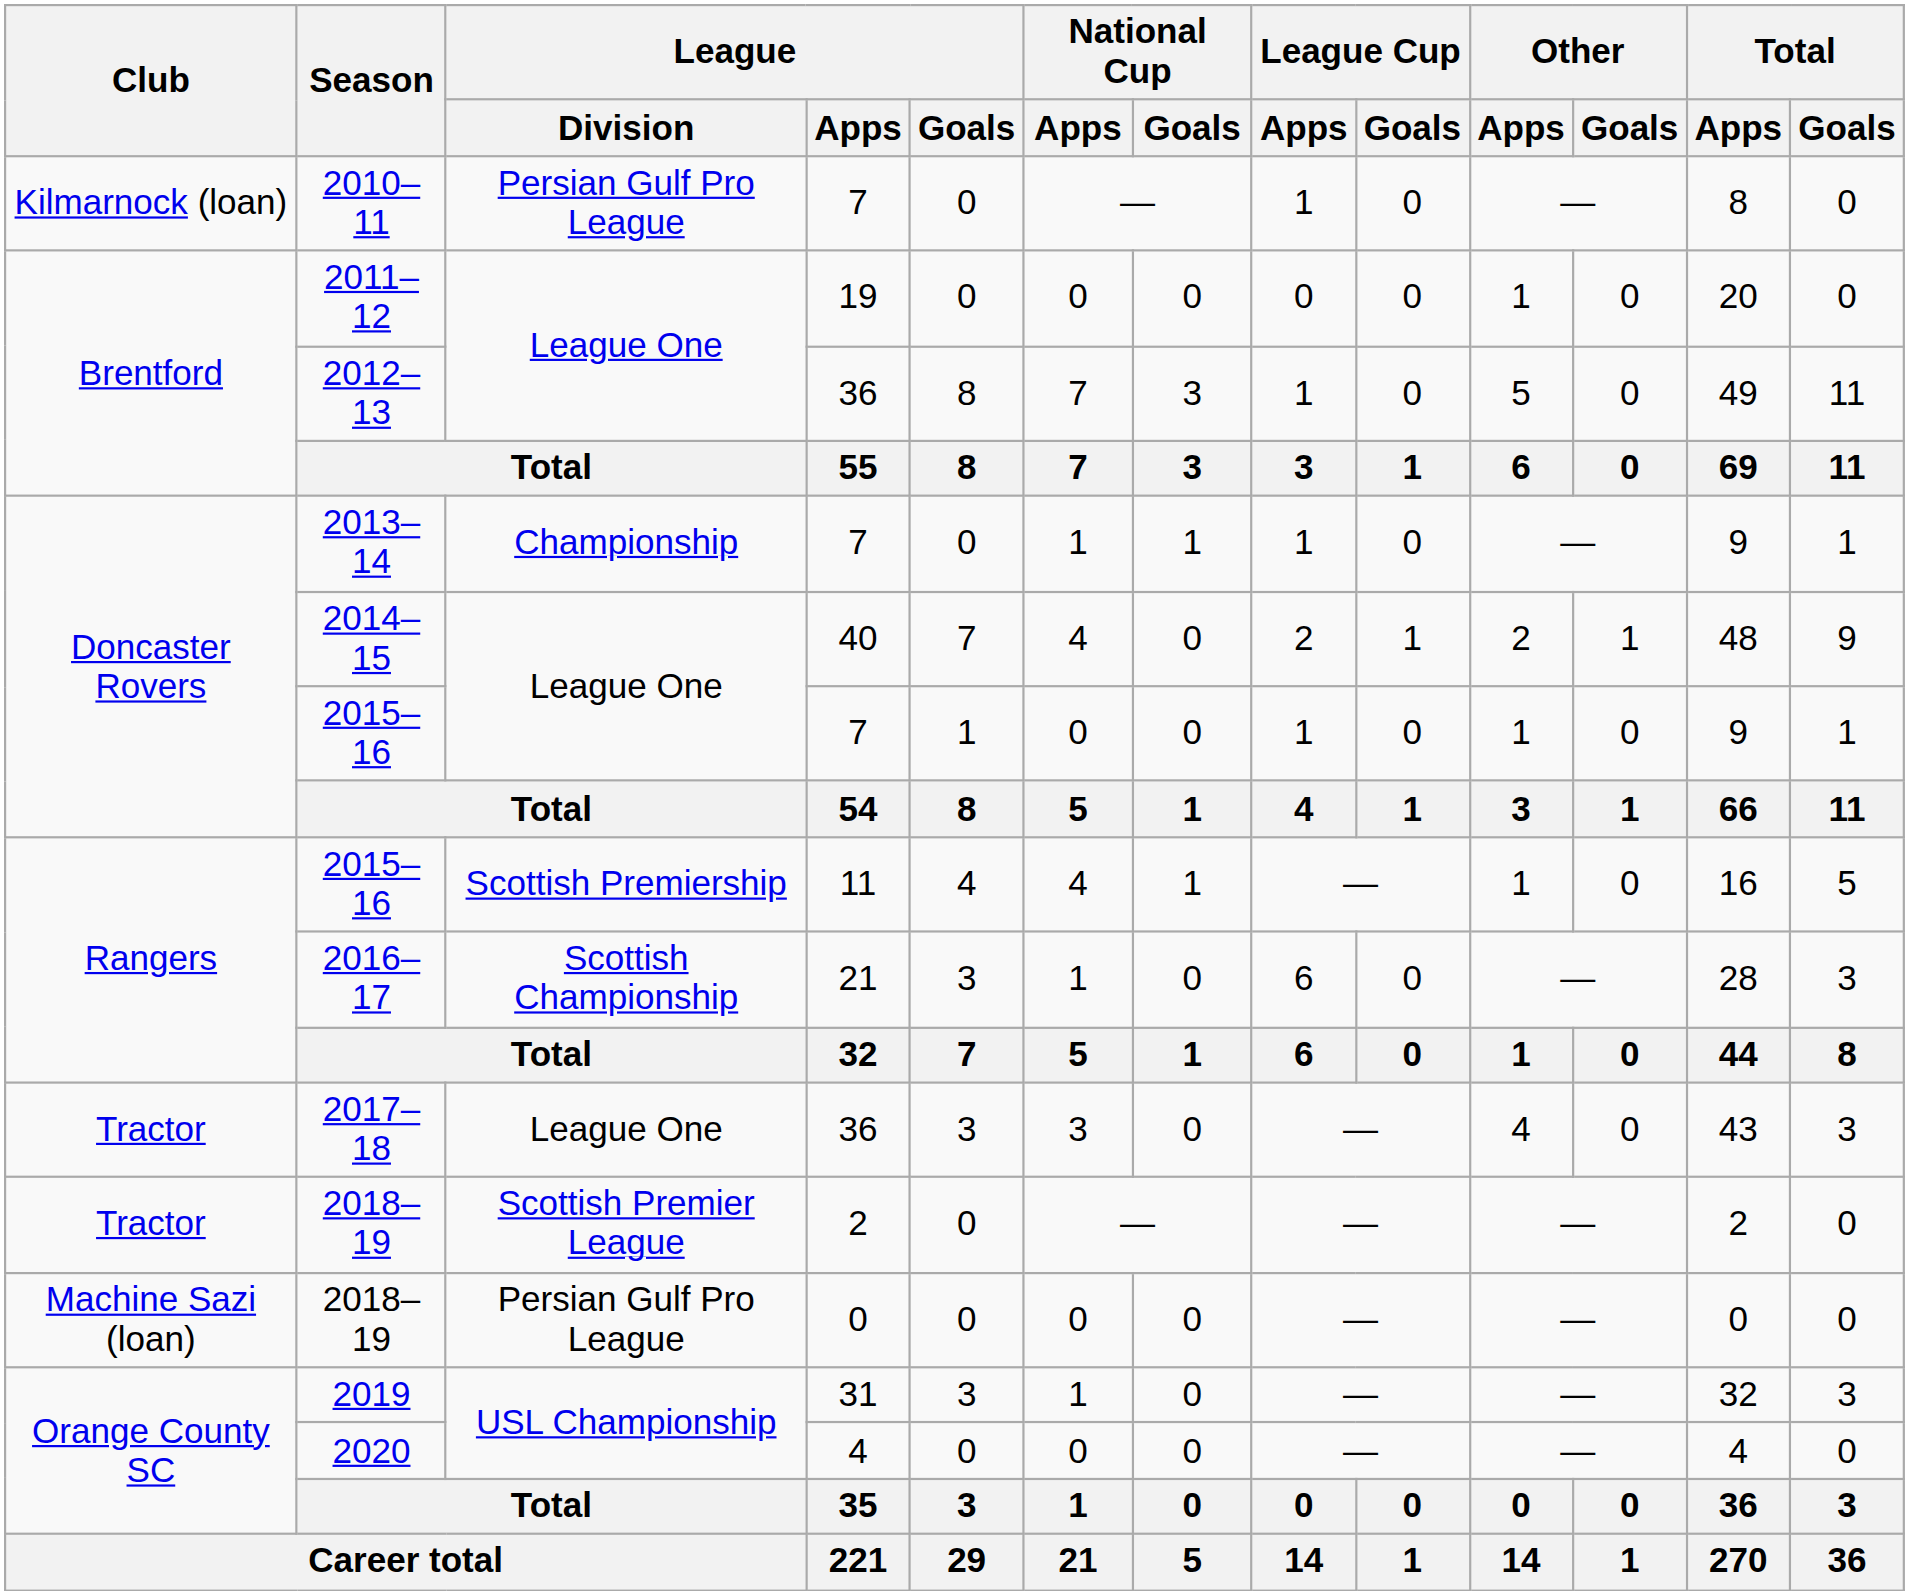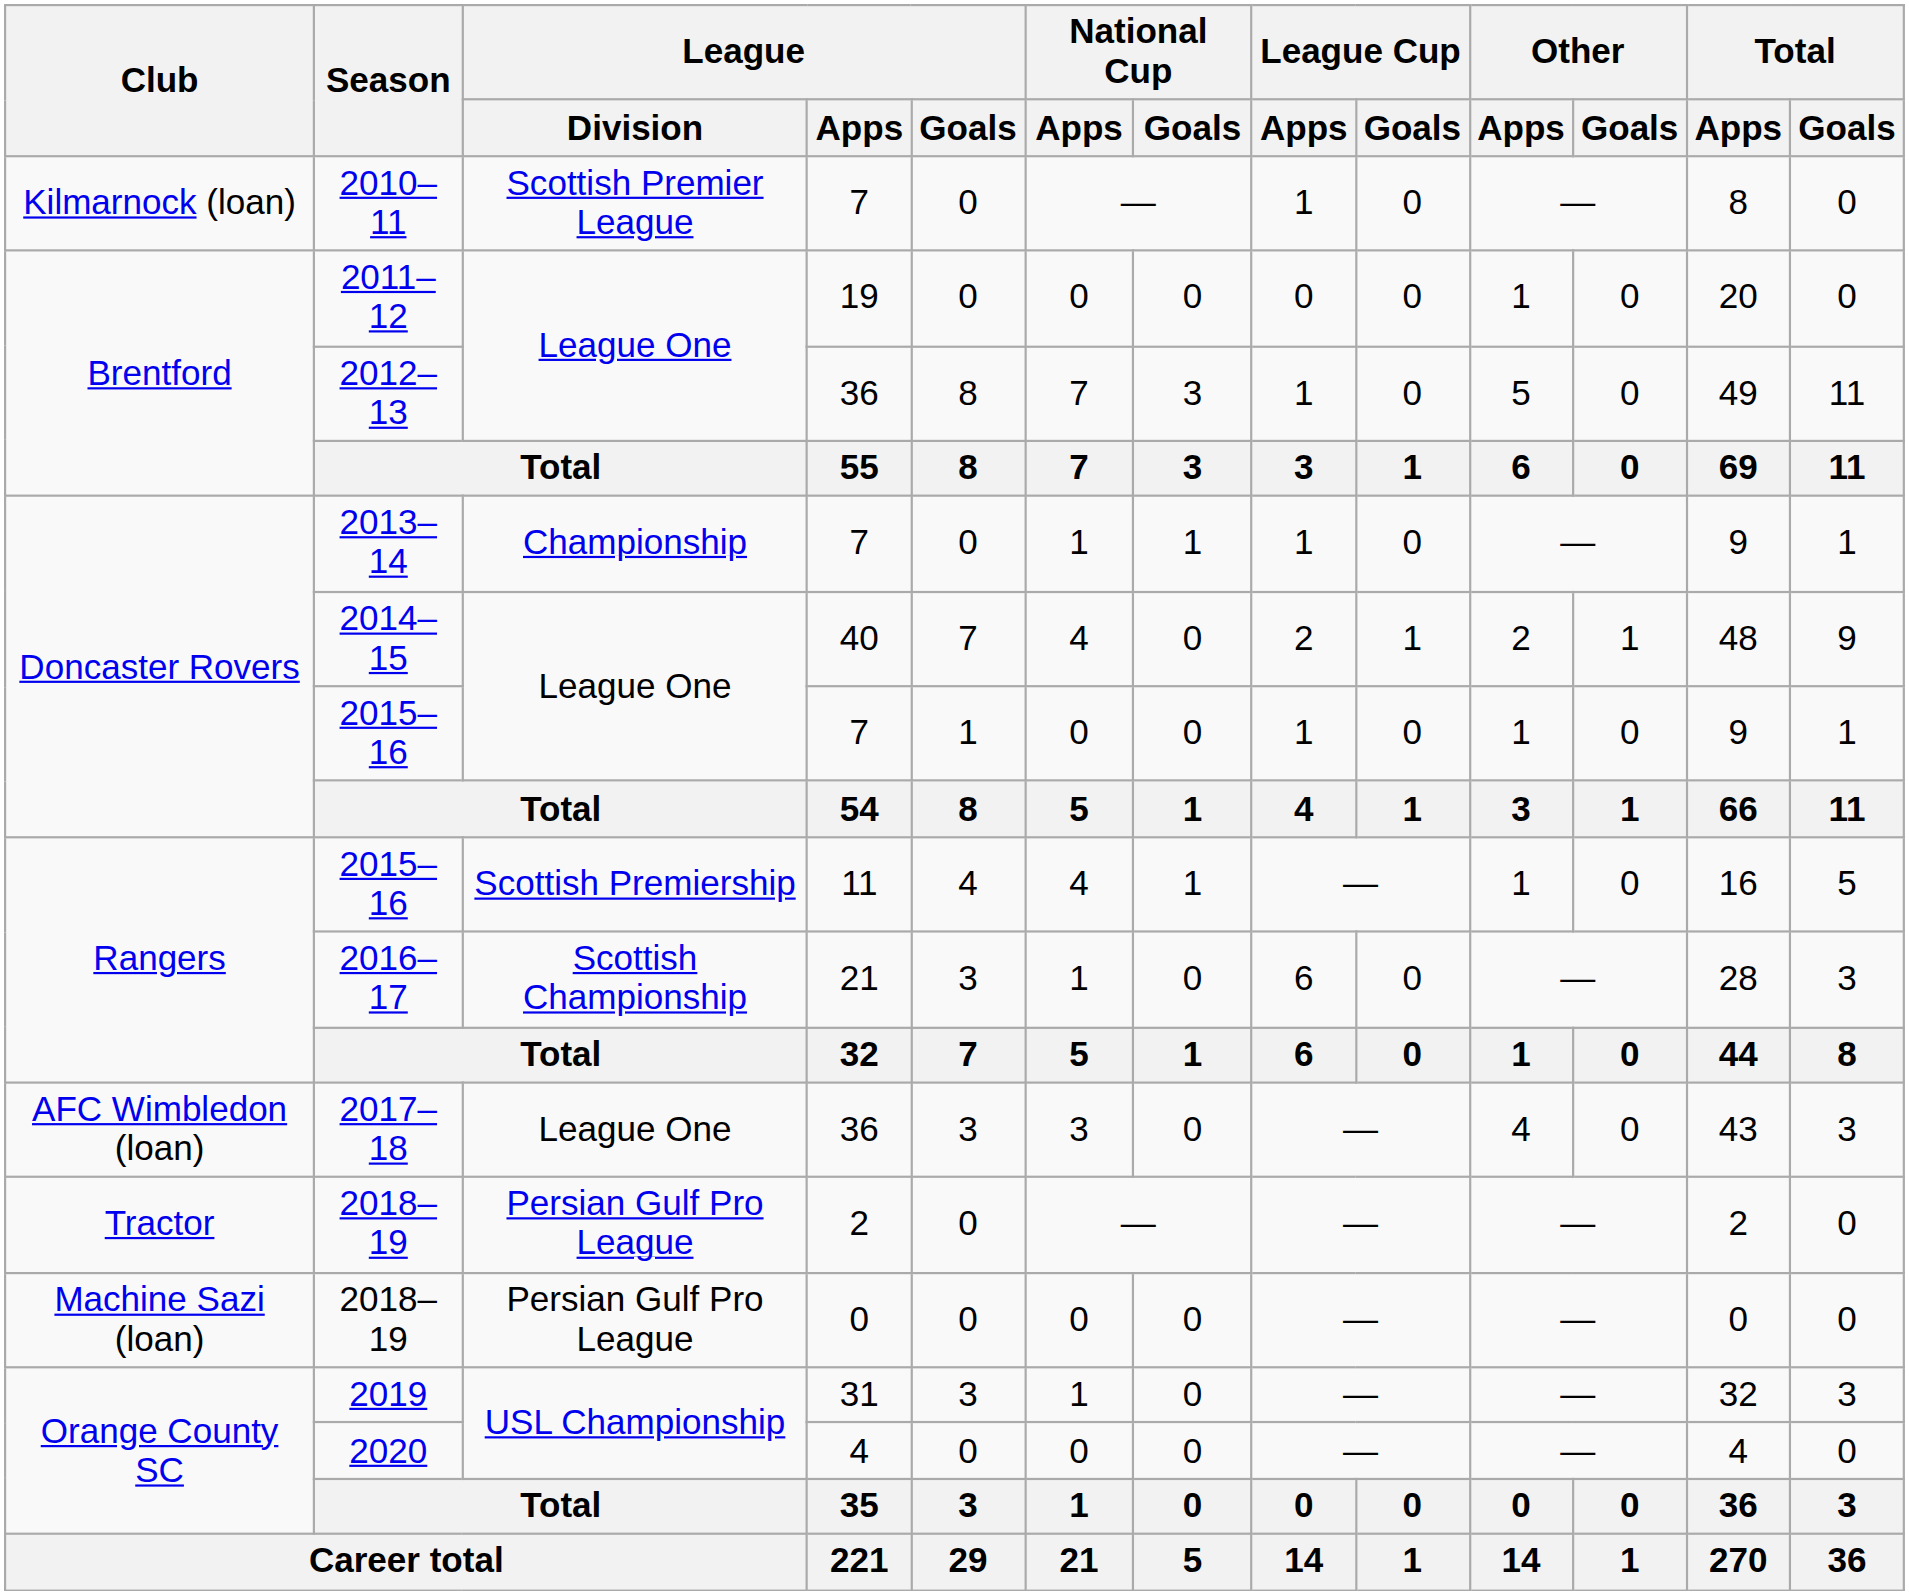(626, 202) Persian Gulf Pro League -> (635, 202) Scottish Premier League
(151, 1129) Tractor -> (160, 1129) AFC Wimbledon (loan)
(626, 1224) Scottish Premier League -> (635, 1224) Persian Gulf Pro League
